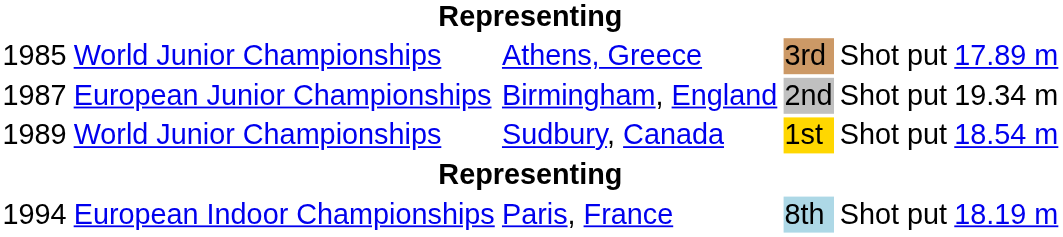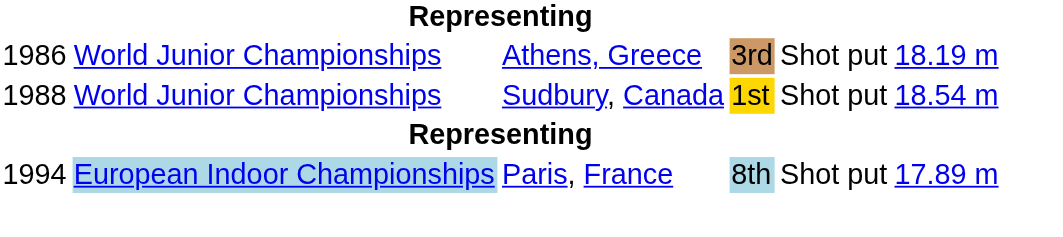(34, 55) 1985 -> (34, 55) 1986
(1006, 55) 17.89 m -> (947, 55) 18.19 m
- row: (640, 95)
(34, 134) 1989 -> (34, 95) 1988
(284, 214) no background -> (284, 174) lightblue background
(1006, 214) 18.19 m -> (947, 174) 17.89 m
